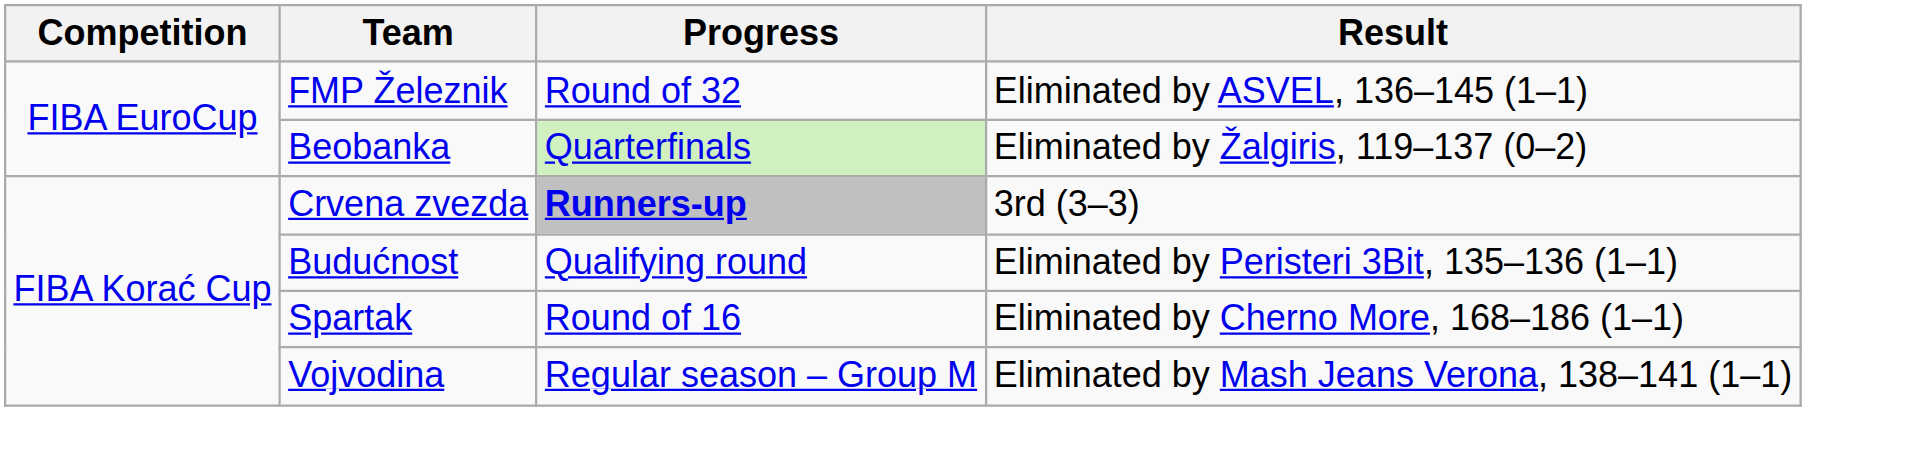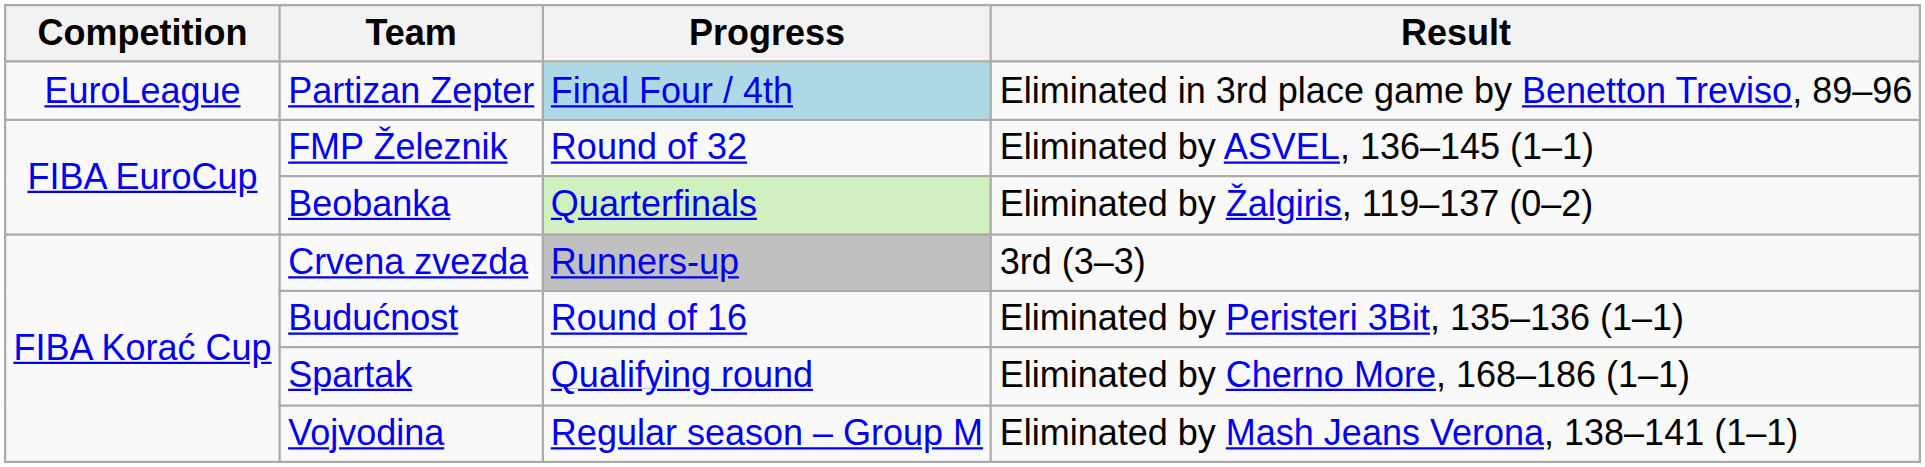+ row: (411, 90)
(646, 204) bold -> (645, 261) normal
(676, 261) Qualifying round -> (649, 318) Round of 16
(643, 318) Round of 16 -> (682, 375) Qualifying round
